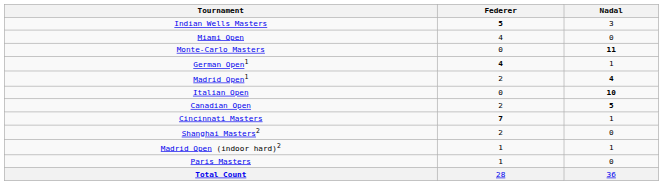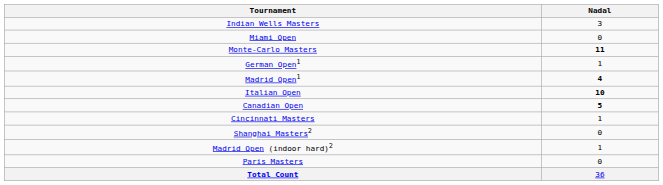- column: (501, 11)
